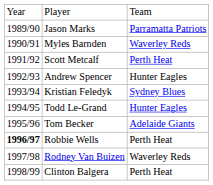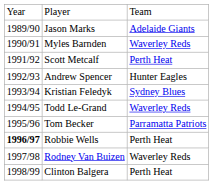(168, 28) Parramatta Patriots -> (162, 28) Adelaide Giants
(158, 108) Hunter Eagles -> (160, 108) Waverley Reds
(162, 124) Adelaide Giants -> (168, 124) Parramatta Patriots
